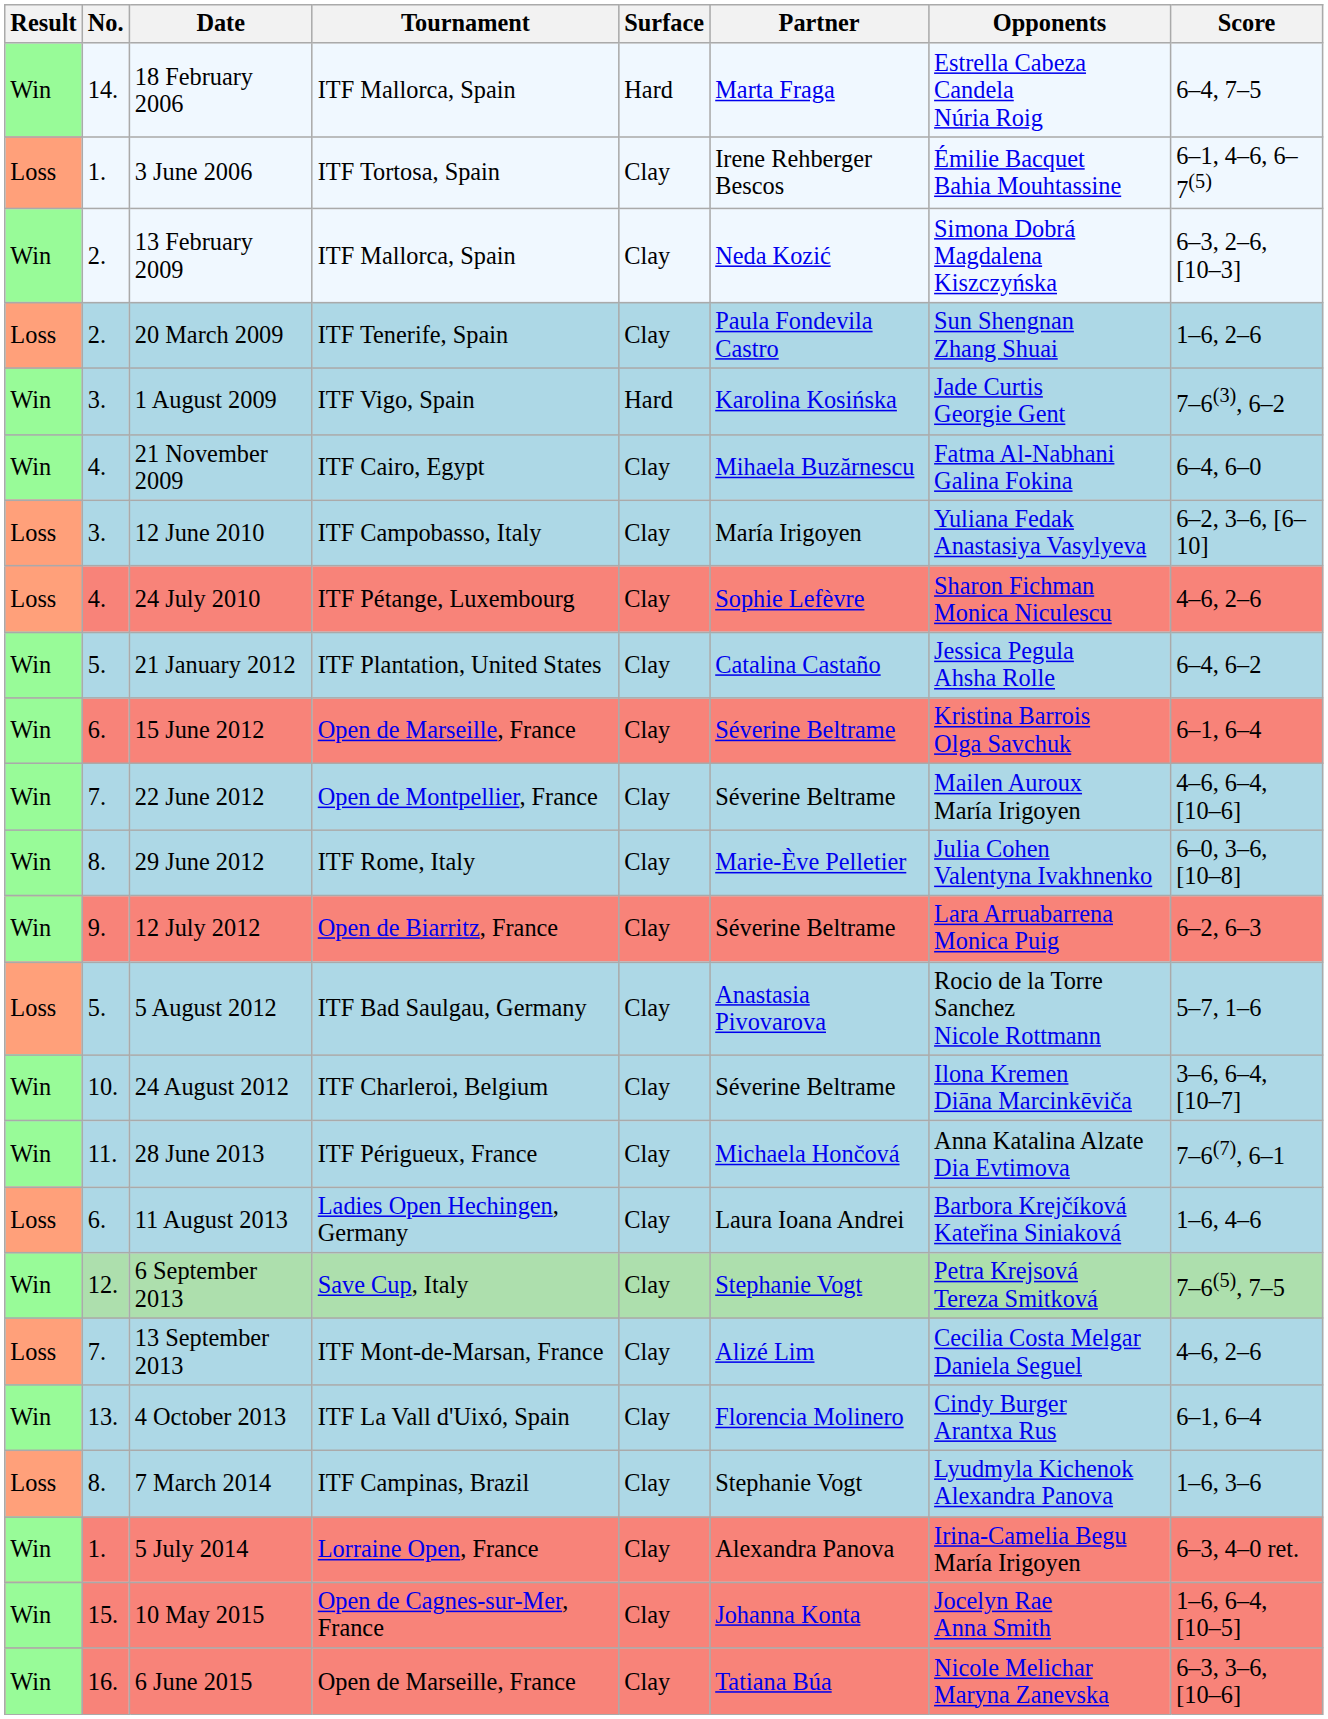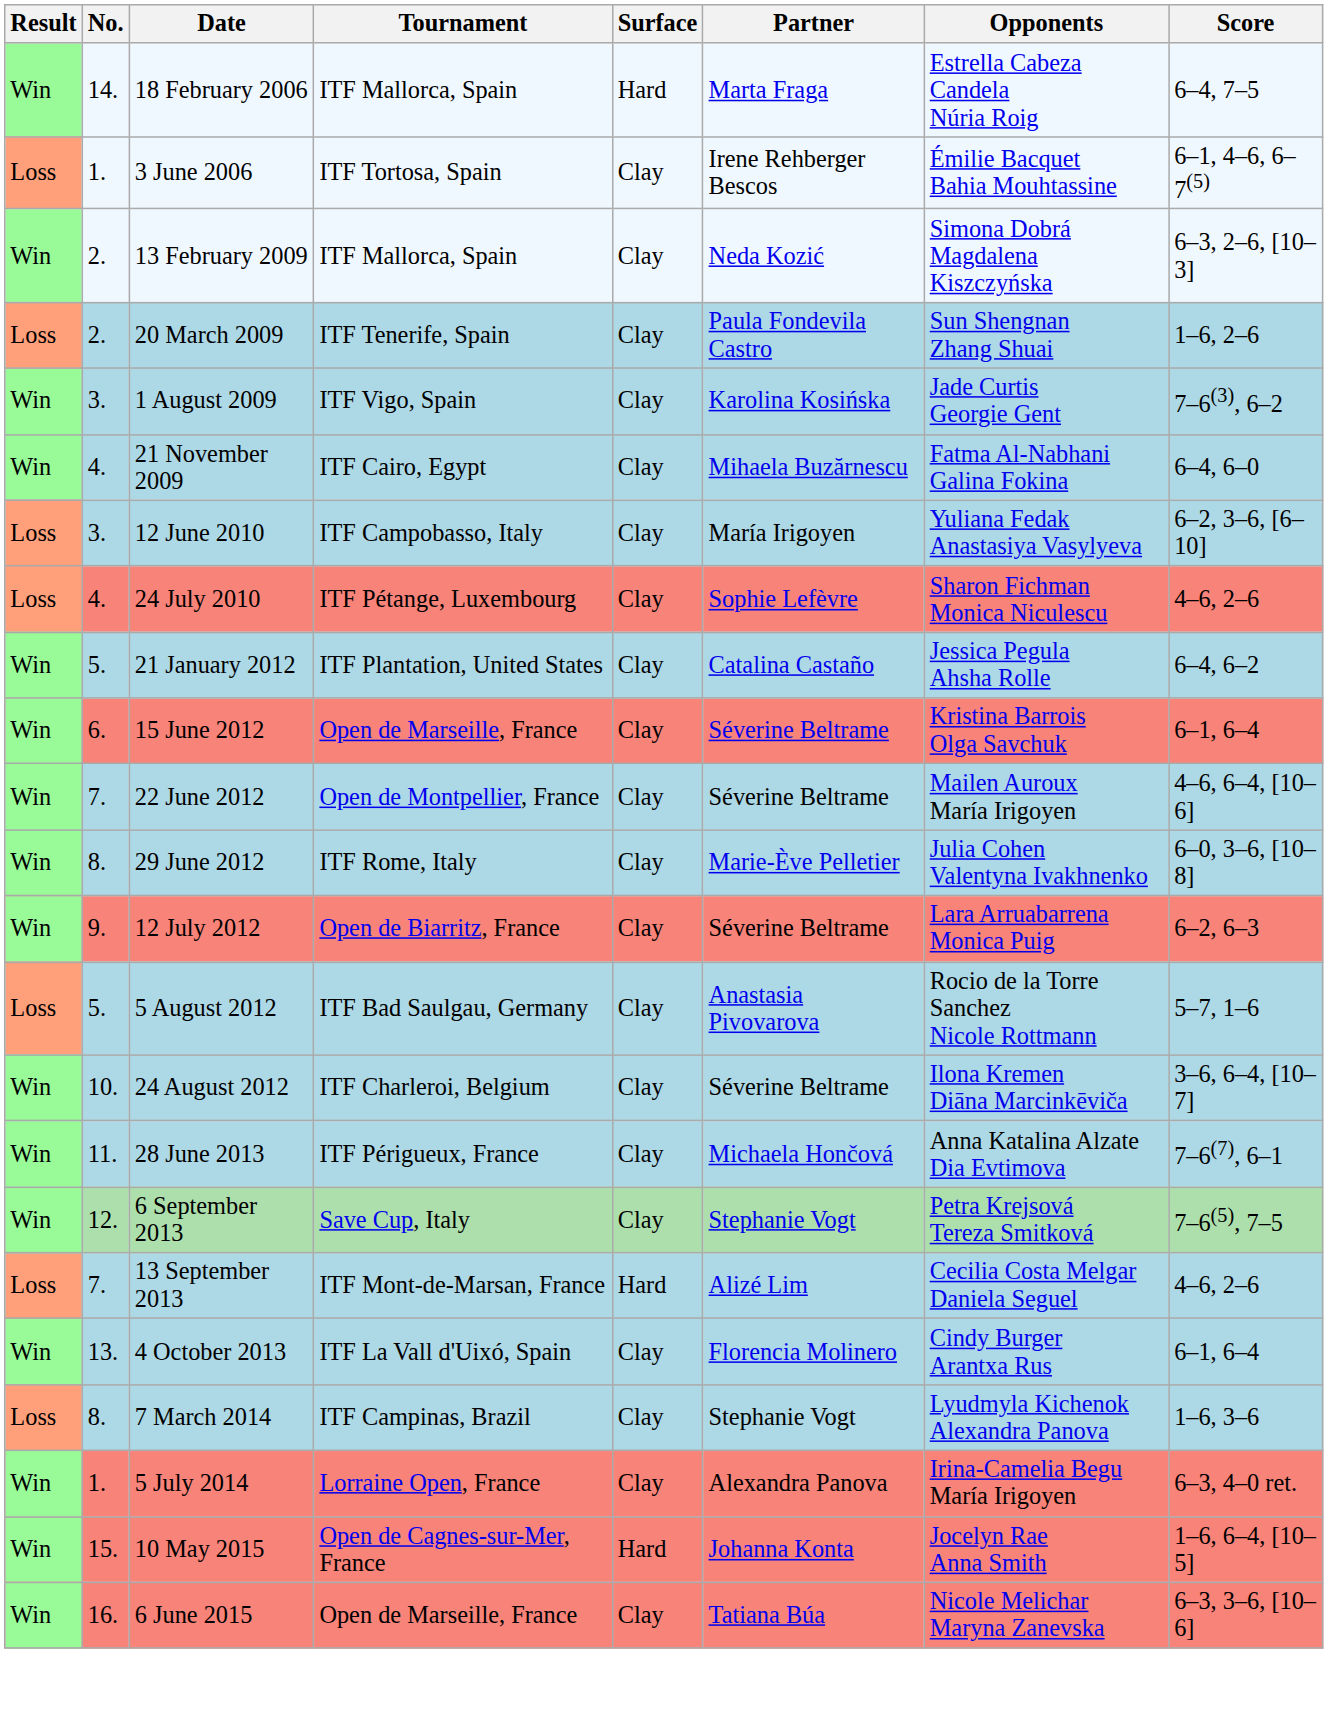(649, 401) Hard -> (641, 401) Clay
- row: (211, 1219)
(647, 1351) Clay -> (642, 1285) Hard
(647, 1615) Clay -> (642, 1549) Hard
